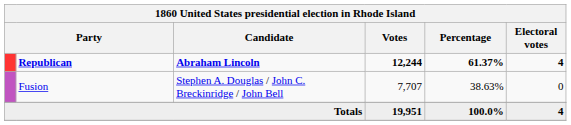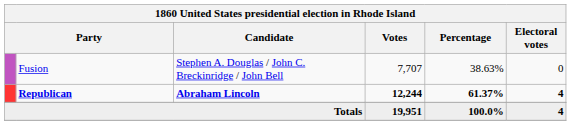rows swapped: (45, 62) <-> (33, 87)
